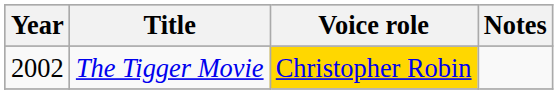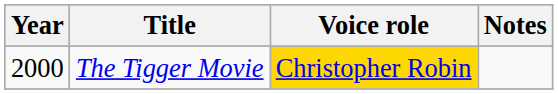(37, 67) 2002 -> (37, 67) 2000
